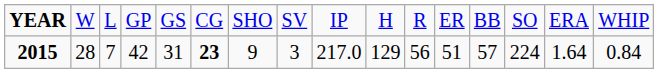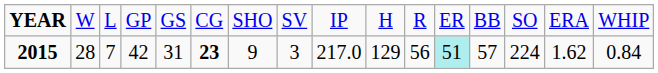(452, 52) no background -> (452, 52) paleturquoise background
(569, 52) 1.64 -> (569, 52) 1.62
